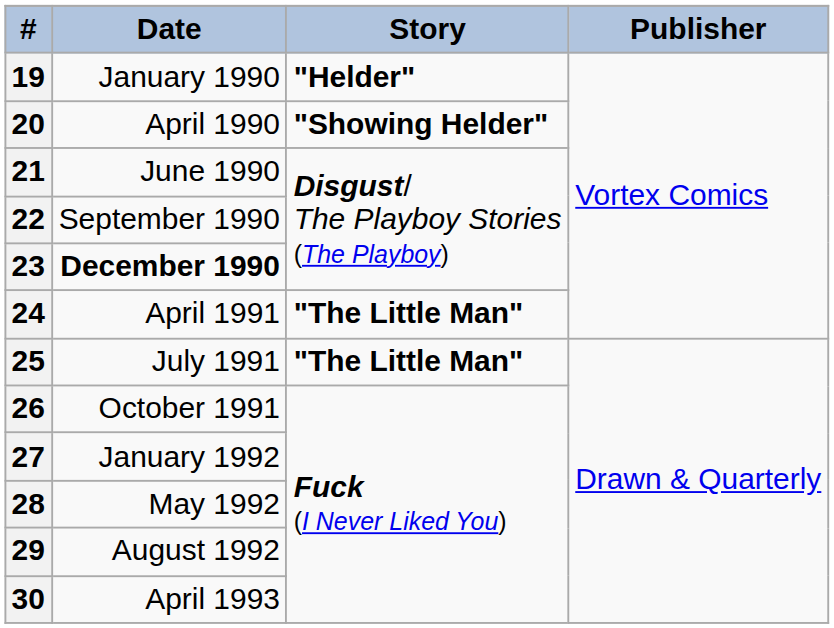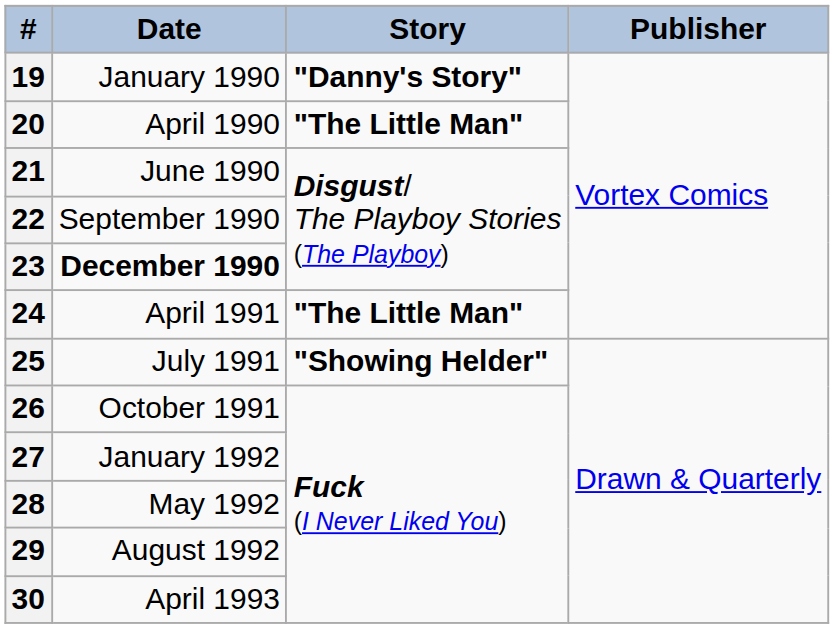(354, 76) "Helder" -> (408, 76) "Danny's Story"
(421, 124) "Showing Helder" -> (408, 124) "The Little Man"
(408, 361) "The Little Man" -> (421, 361) "Showing Helder"
